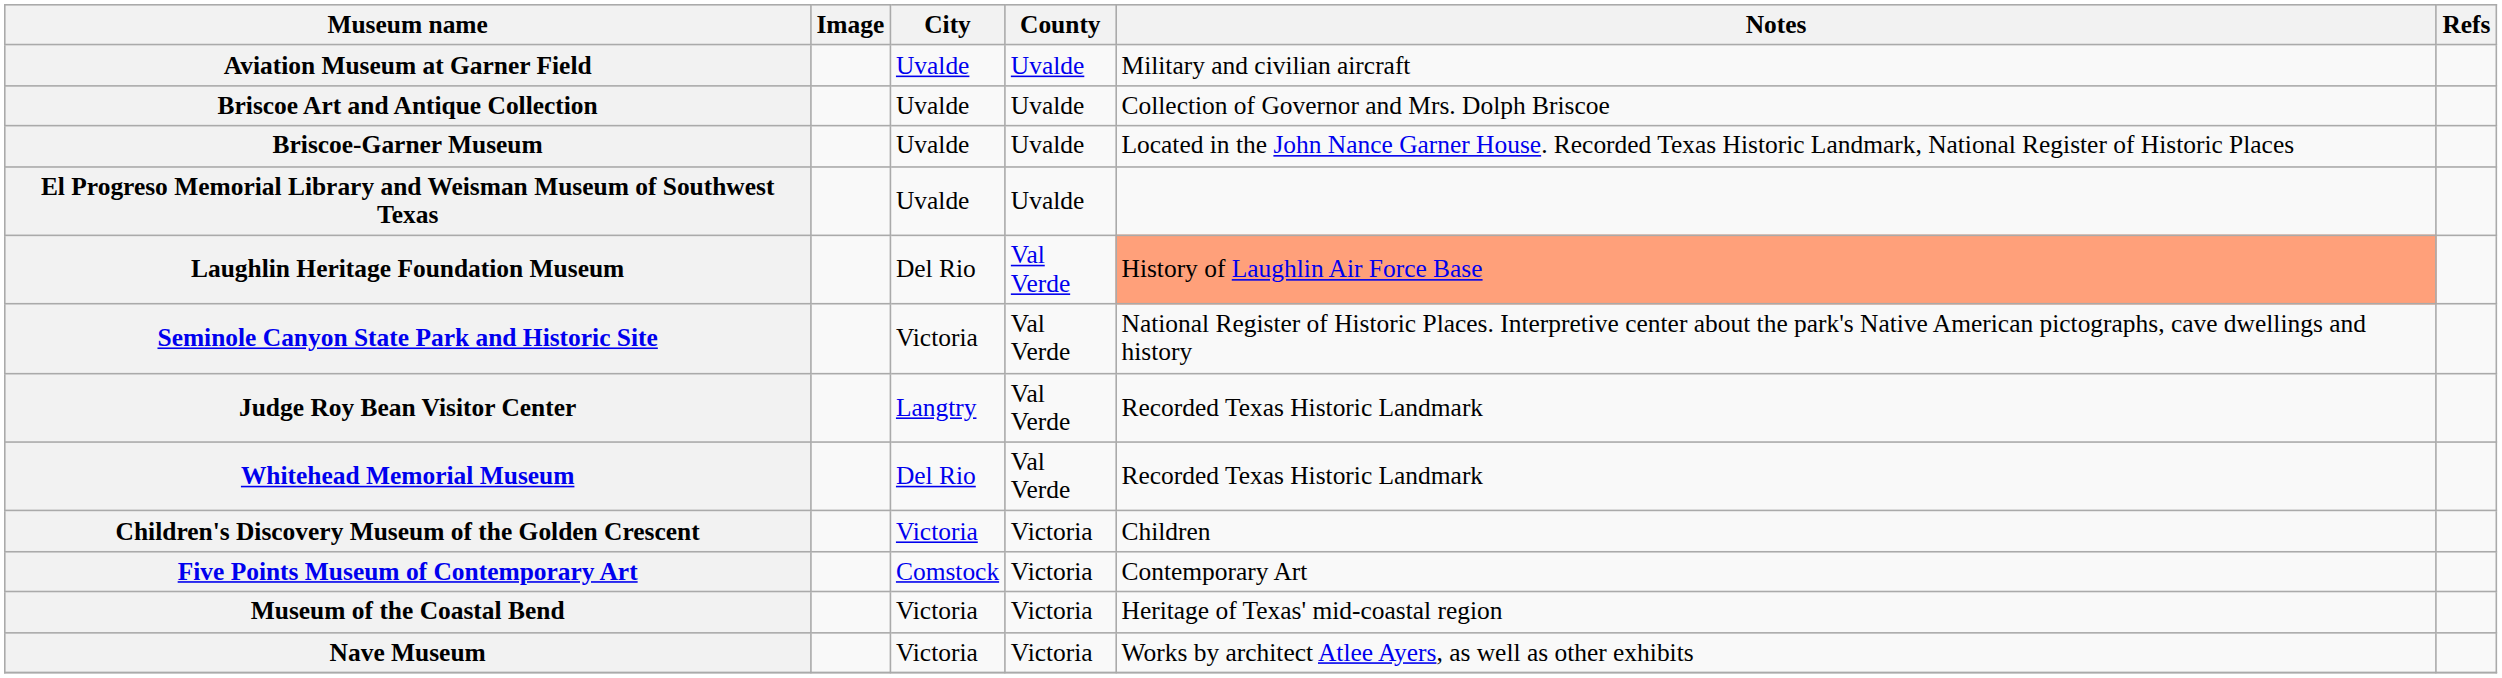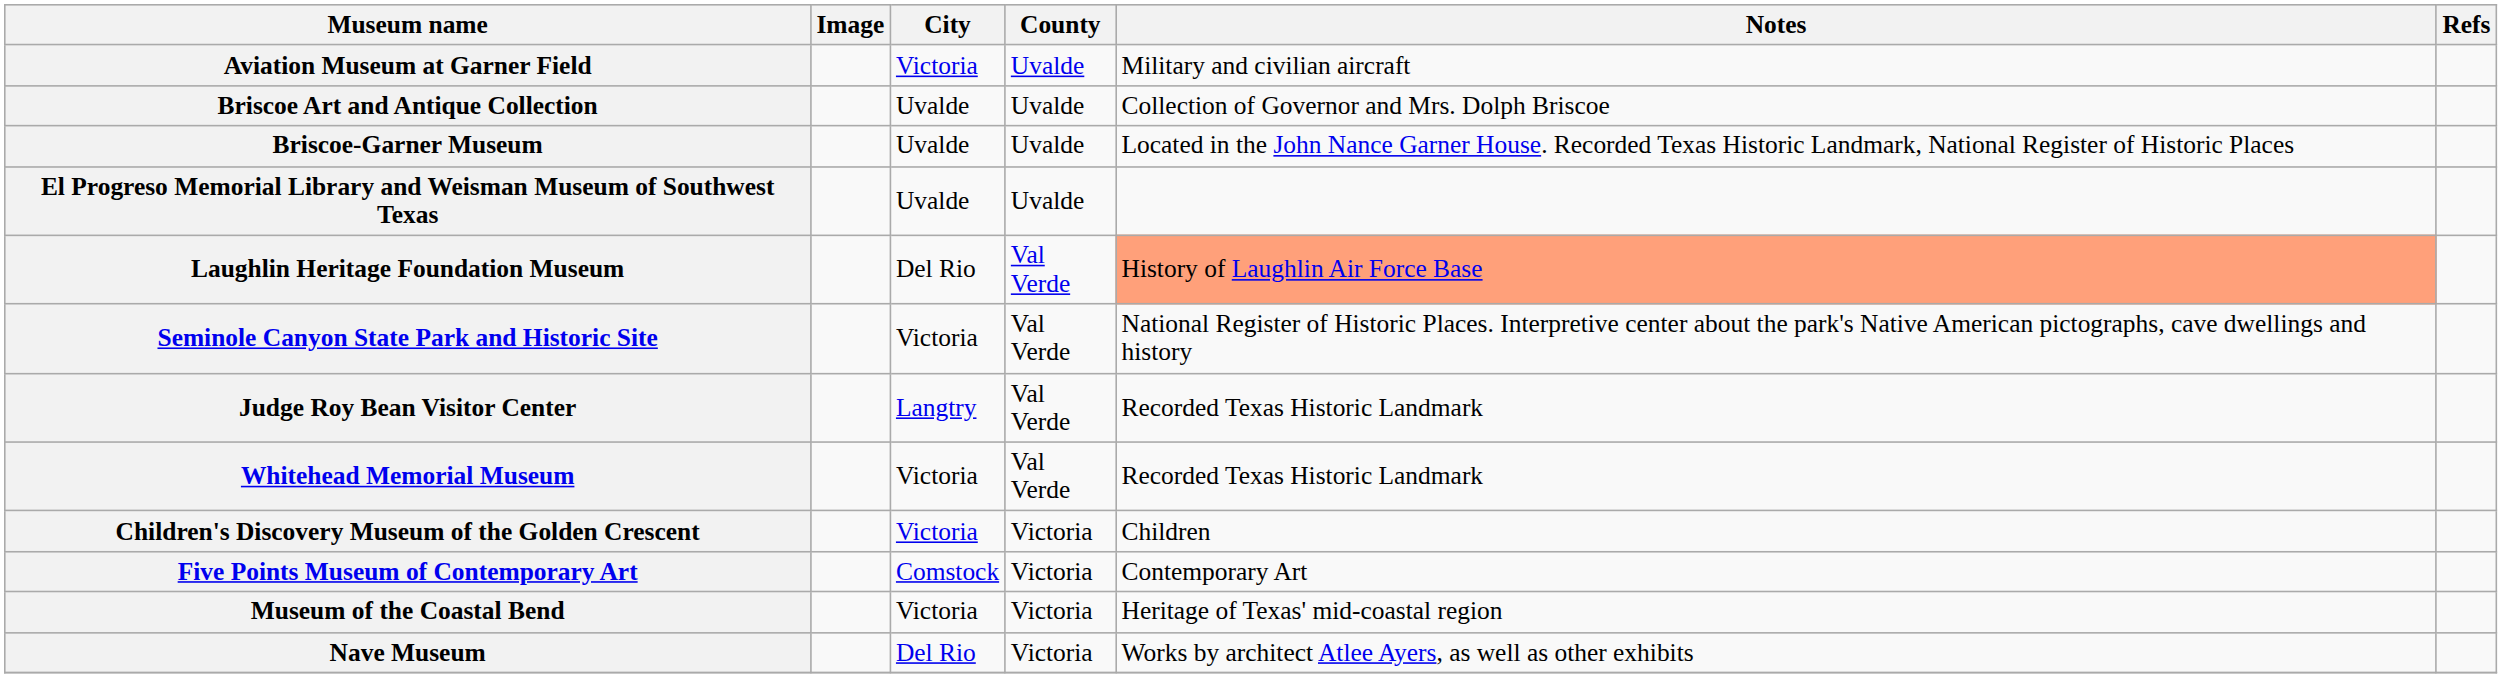(933, 65) Uvalde -> (937, 65) Victoria
(936, 476) Del Rio -> (937, 476) Victoria
(937, 651) Victoria -> (936, 651) Del Rio
